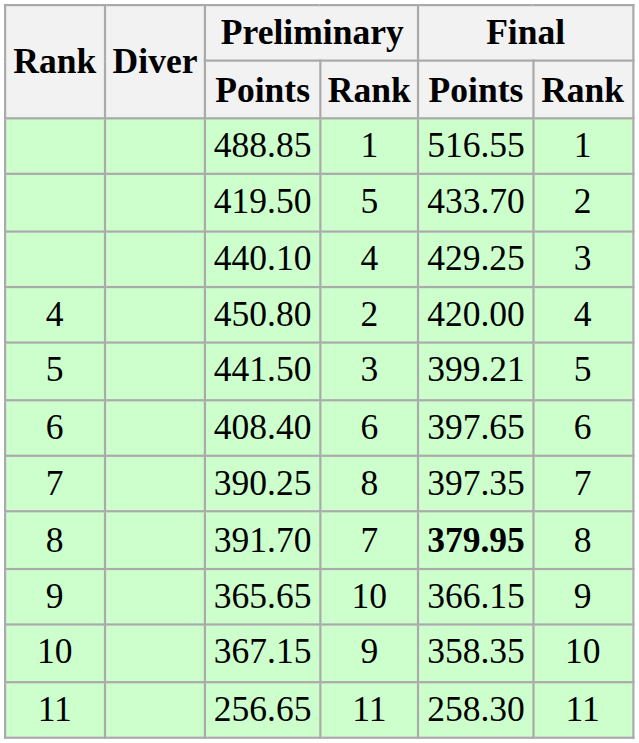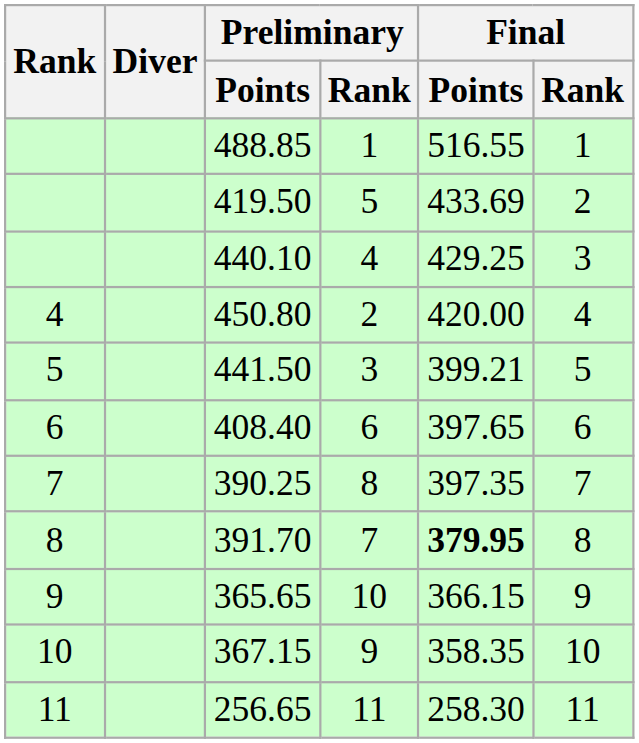(476, 201) 433.70 -> (476, 201) 433.69
